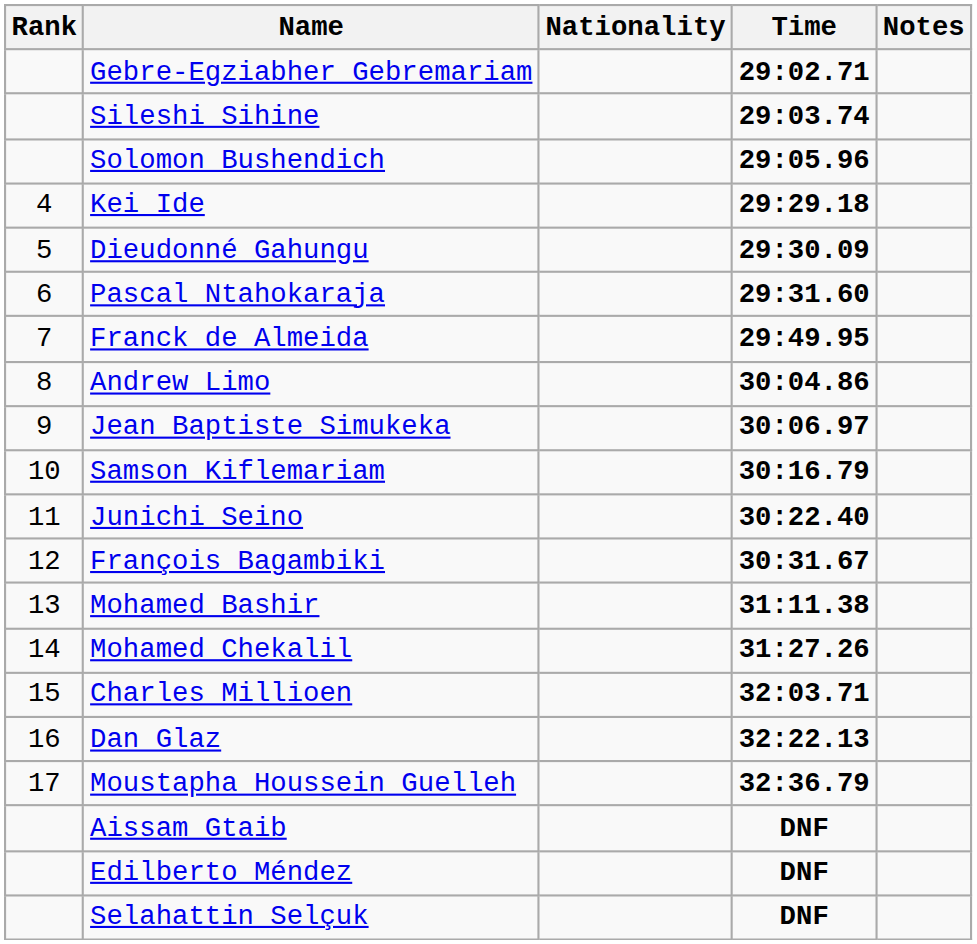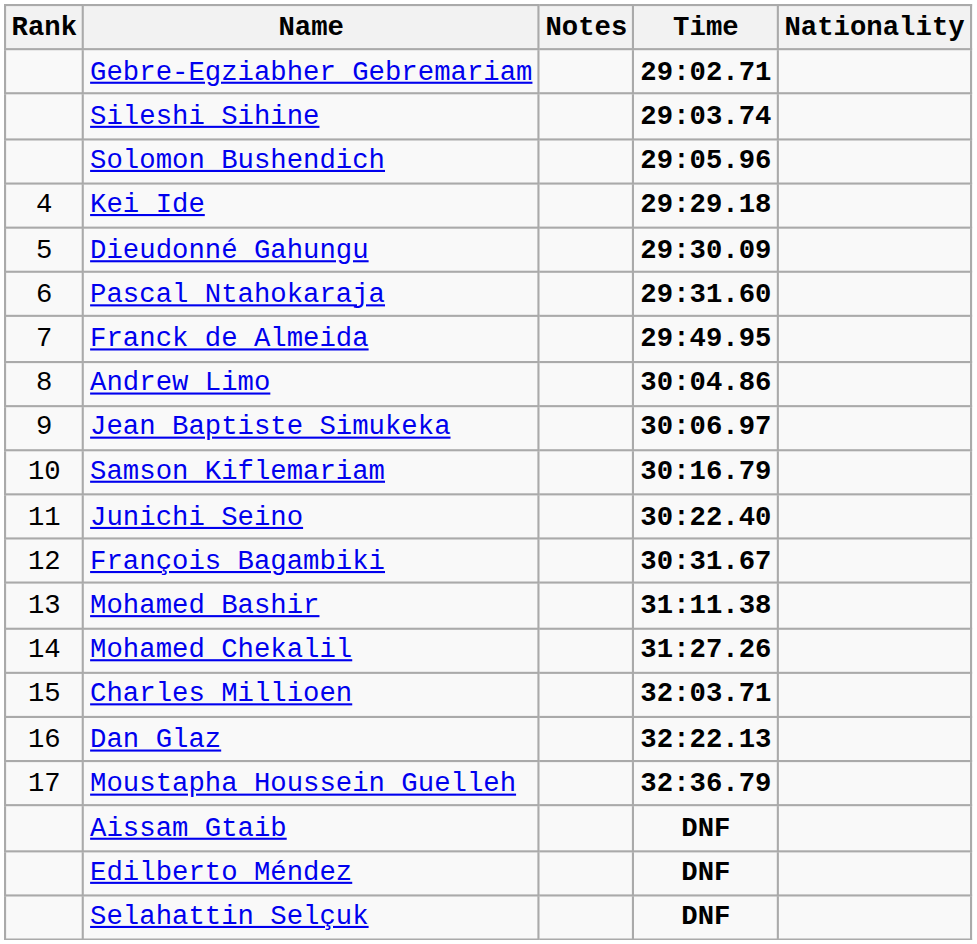columns swapped: (636, 27) <-> (924, 27)
